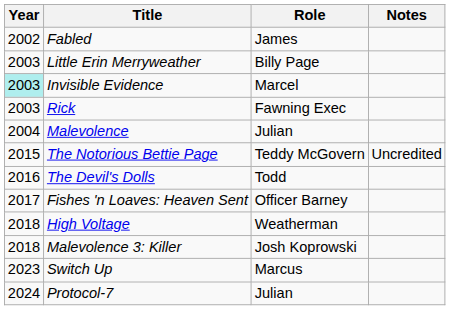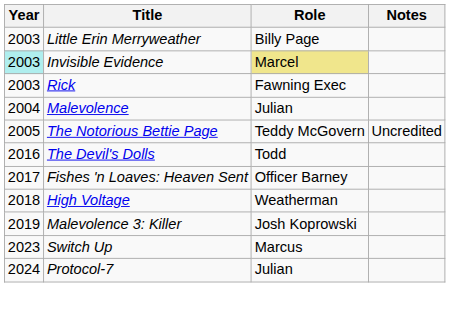- row: (69, 39)
(277, 85) no background -> (277, 62) khaki background
(24, 154) 2015 -> (24, 131) 2005
(24, 246) 2018 -> (24, 223) 2019
